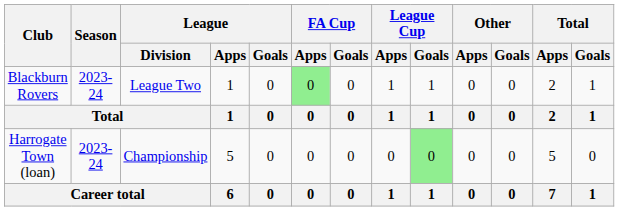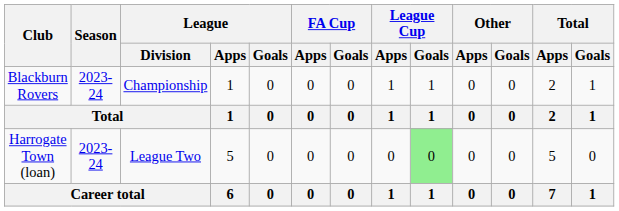(165, 85) League Two -> (165, 85) Championship
(311, 85) lightgreen background -> (311, 85) no background
(165, 155) Championship -> (165, 155) League Two
